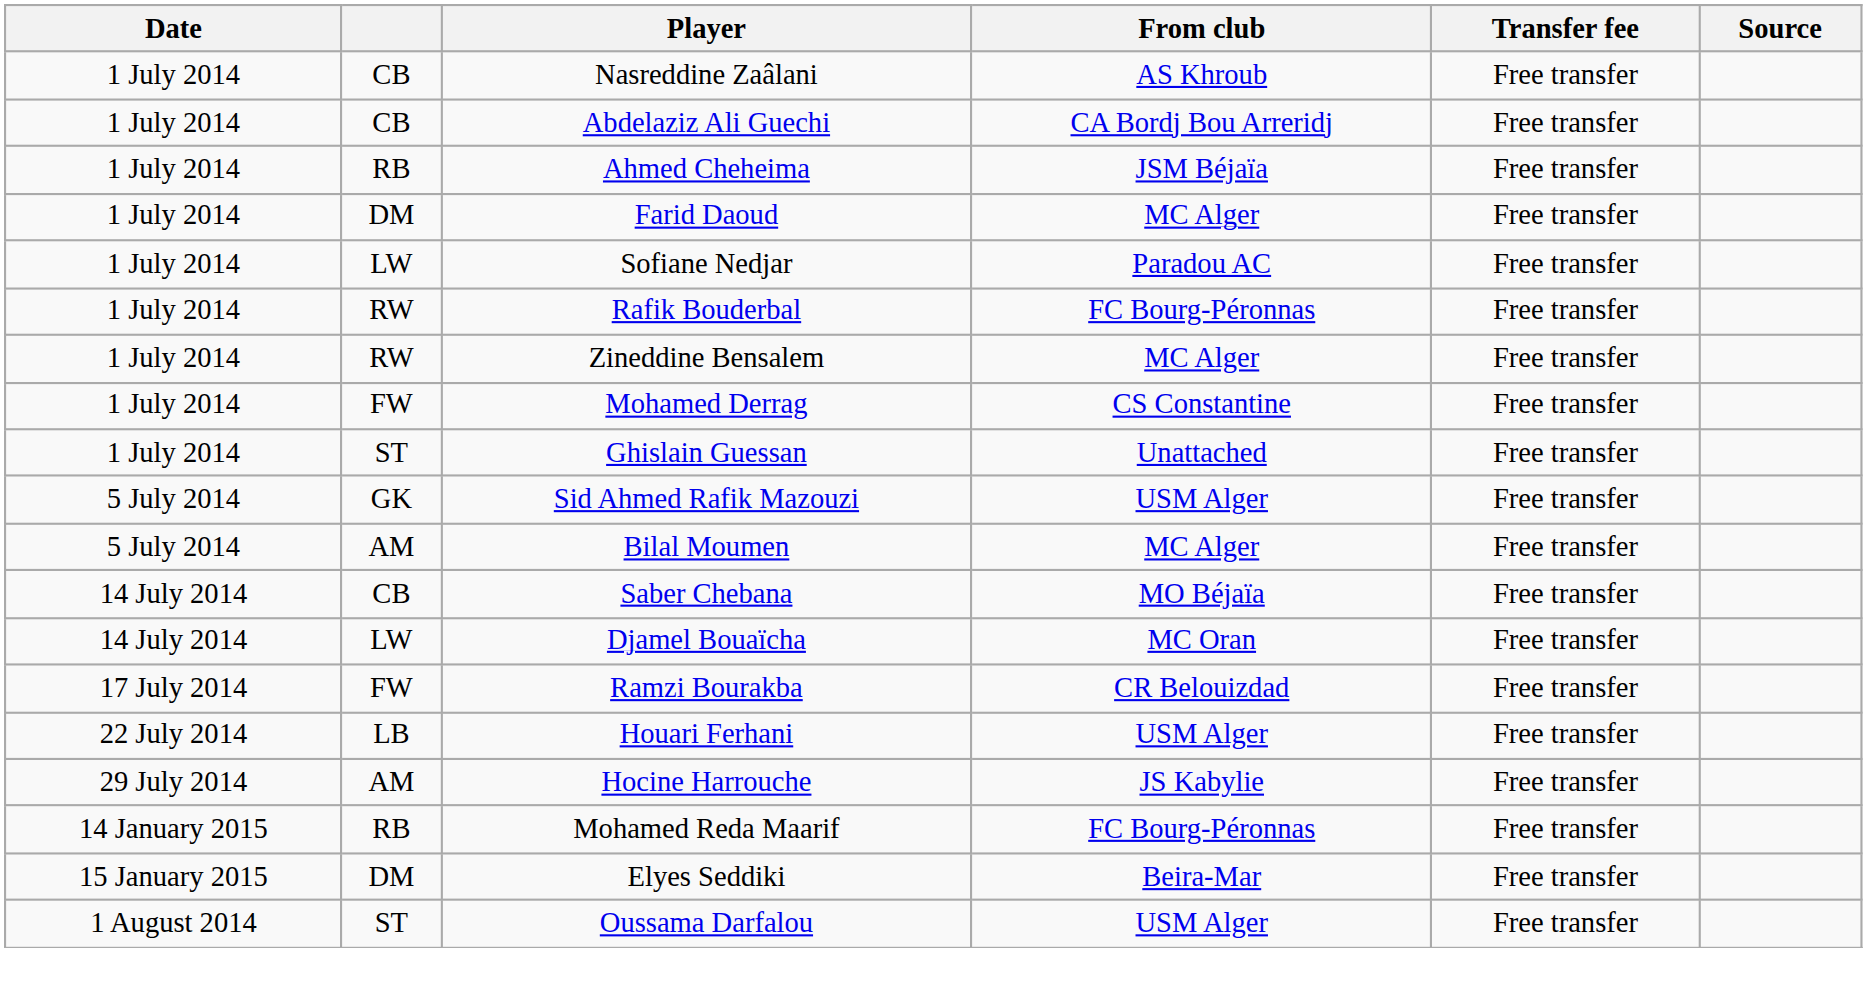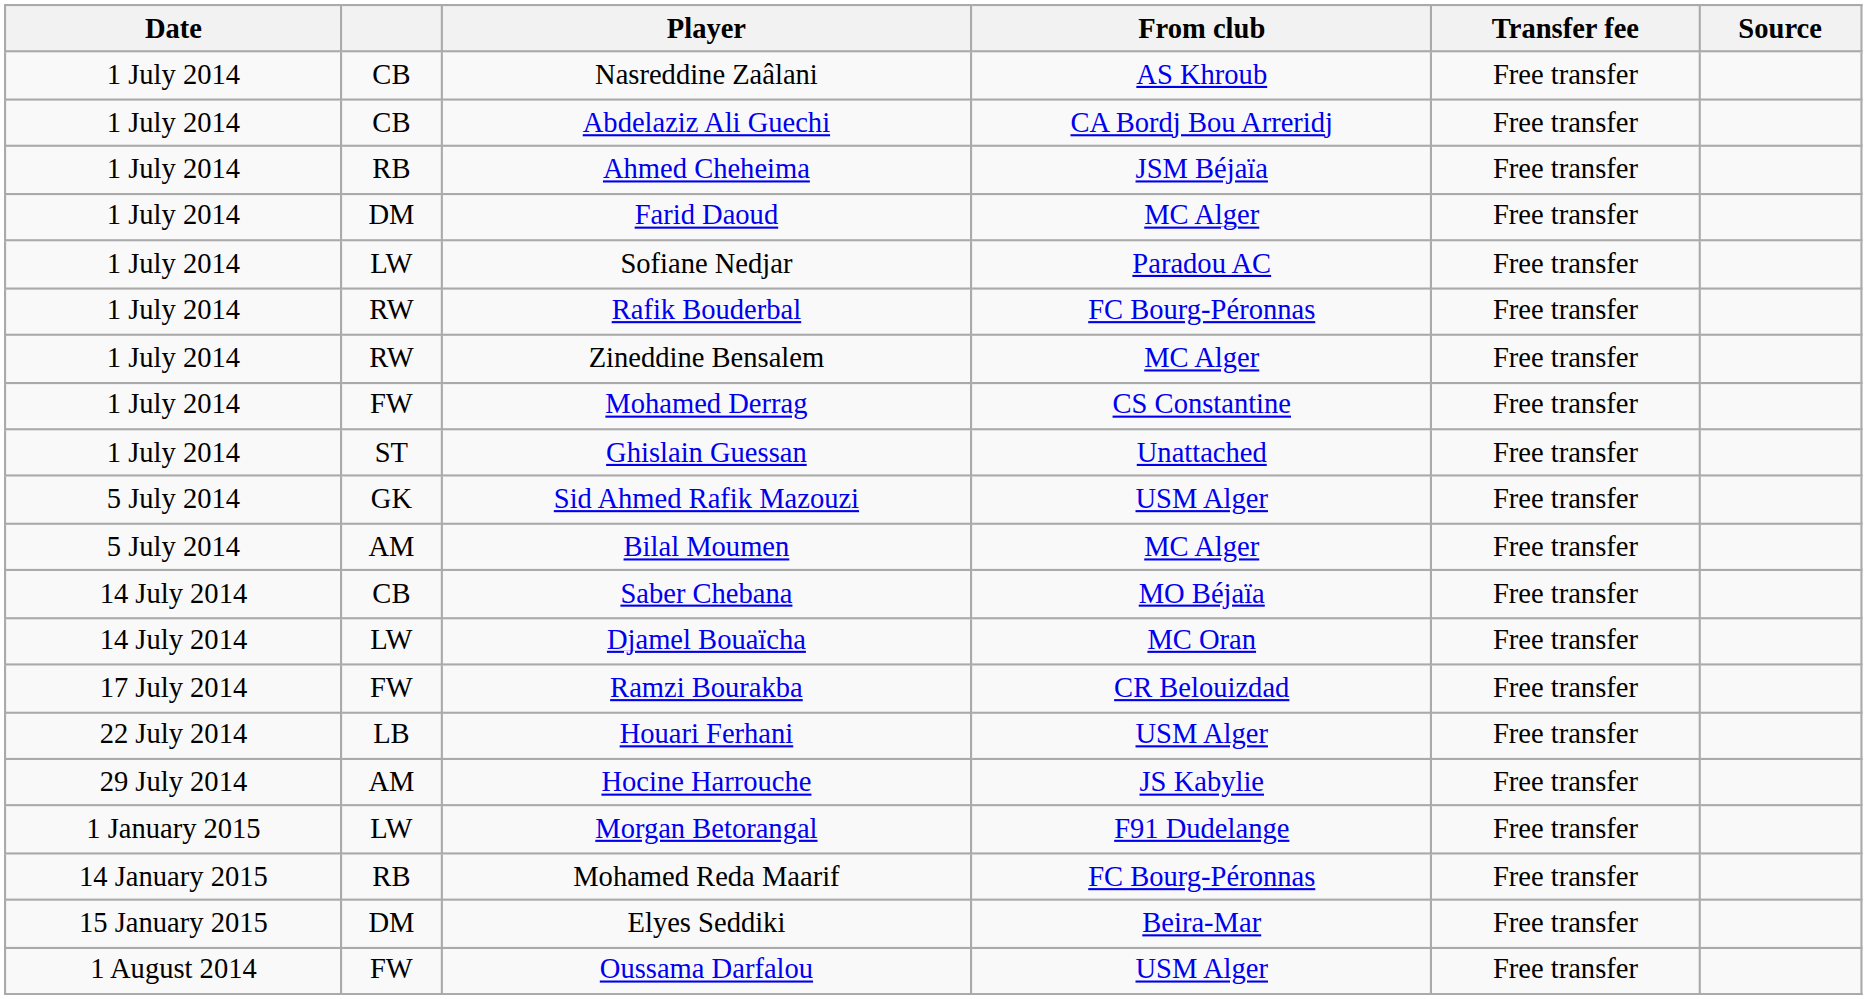+ row: (706, 828)
(391, 922) ST -> (391, 970) FW
